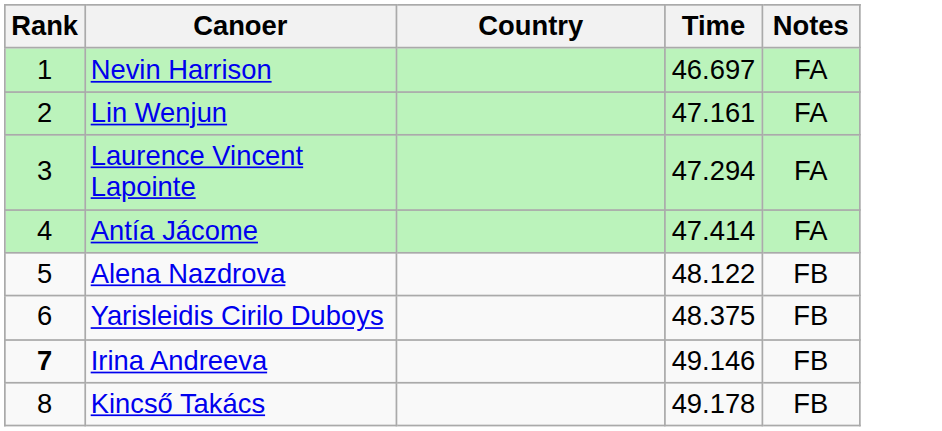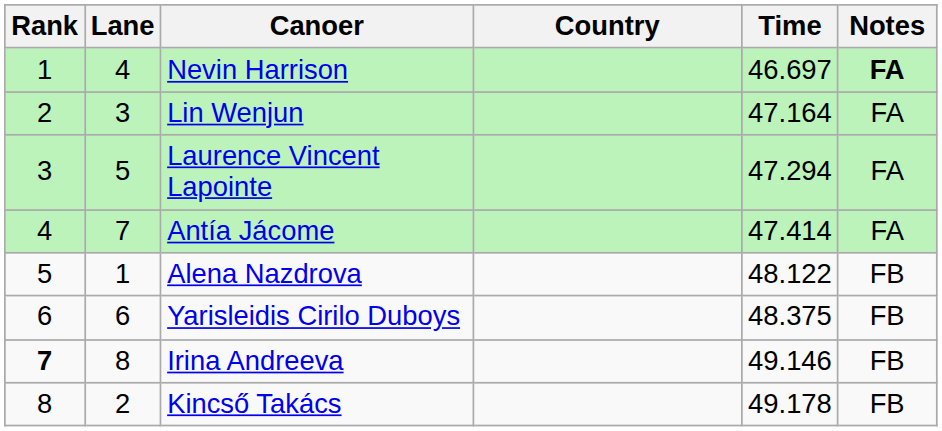+ column: (123, 26)
(811, 69) normal -> (887, 69) bold
(713, 112) 47.161 -> (790, 112) 47.164
